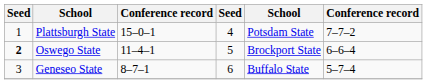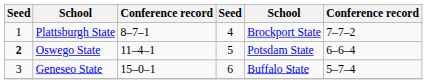(138, 32) 15–0–1 -> (135, 32) 8–7–1
(280, 32) Potsdam State -> (284, 32) Brockport State
(284, 50) Brockport State -> (280, 50) Potsdam State
(135, 69) 8–7–1 -> (138, 69) 15–0–1
